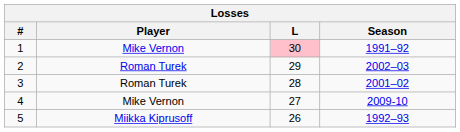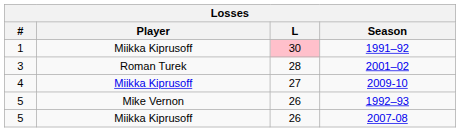(153, 48) Mike Vernon -> (153, 48) Miikka Kiprusoff
- row: (387, 66)
(153, 101) Mike Vernon -> (153, 84) Miikka Kiprusoff
(153, 119) Miikka Kiprusoff -> (153, 101) Mike Vernon
+ row: (387, 119)
